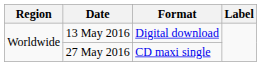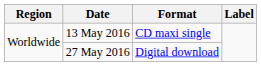(177, 33) Digital download -> (173, 33) CD maxi single
(173, 52) CD maxi single -> (177, 52) Digital download
